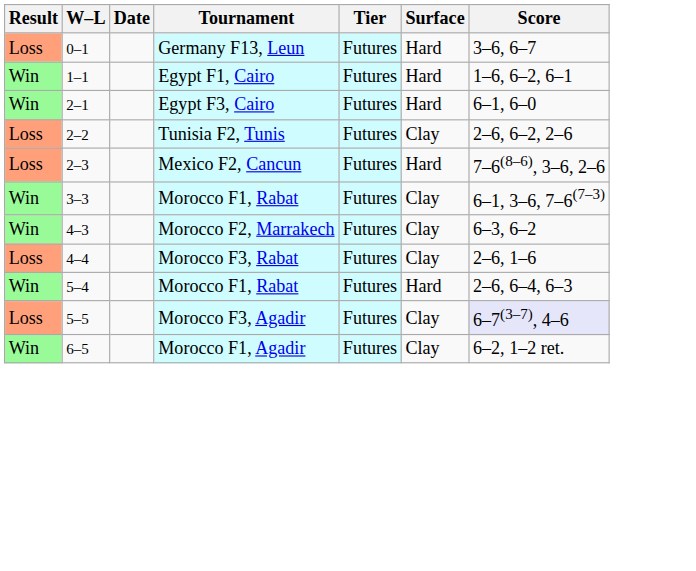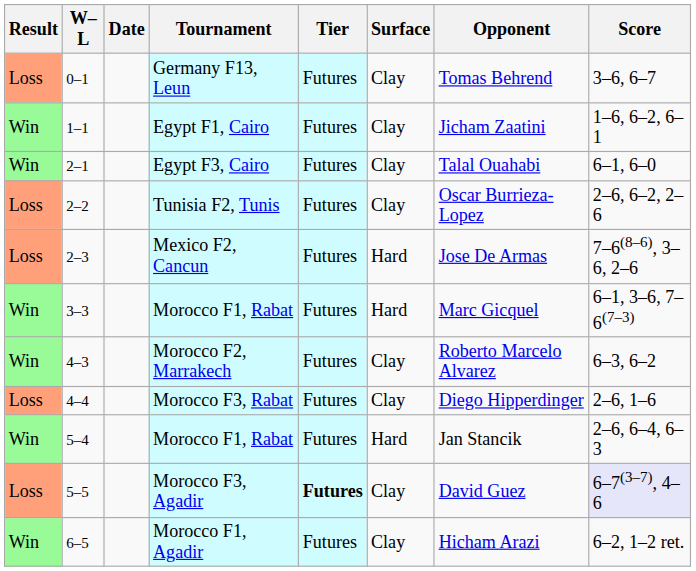+ column: (512, 29)
(423, 47) Hard -> (388, 78) Clay
(423, 76) Hard -> (388, 127) Clay
(423, 104) Hard -> (388, 165) Clay
(422, 198) Clay -> (389, 310) Hard
(370, 317) normal -> (333, 490) bold
